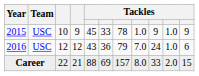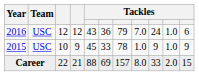rows swapped: (16, 32) <-> (16, 47)
